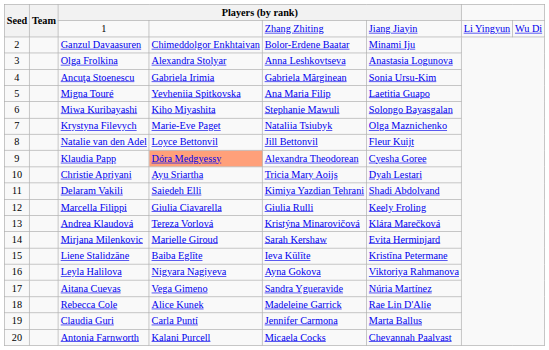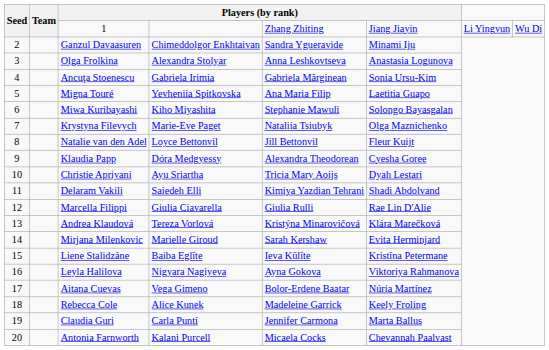(307, 45) Bolor-Erdene Baatar -> (304, 45) Sandra Ygueravide
(186, 158) lightsalmon background -> (186, 158) no background
(397, 207) Keely Froling -> (400, 207) Rae Lin D'Alie
(304, 288) Sandra Ygueravide -> (307, 288) Bolor-Erdene Baatar
(400, 304) Rae Lin D'Alie -> (397, 304) Keely Froling
